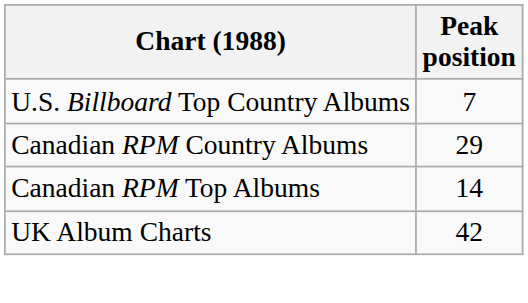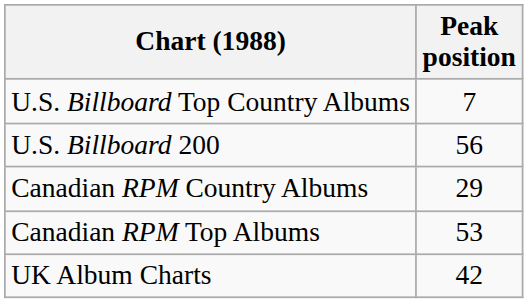+ row: (115, 144)
(469, 188) 14 -> (469, 231) 53
